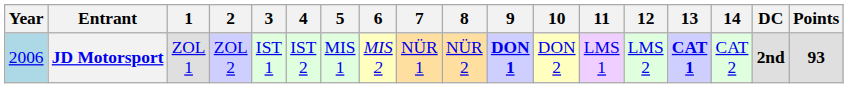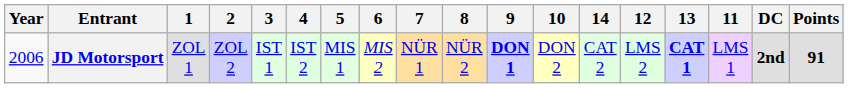columns swapped: (602, 18) <-> (732, 18)
(26, 57) lightblue background -> (26, 57) no background
(816, 57) 93 -> (816, 57) 91
